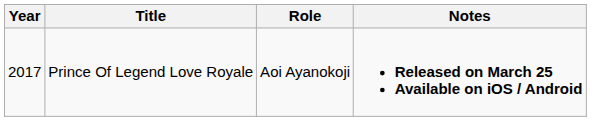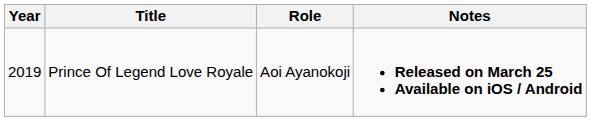(25, 72) 2017 -> (25, 72) 2019
